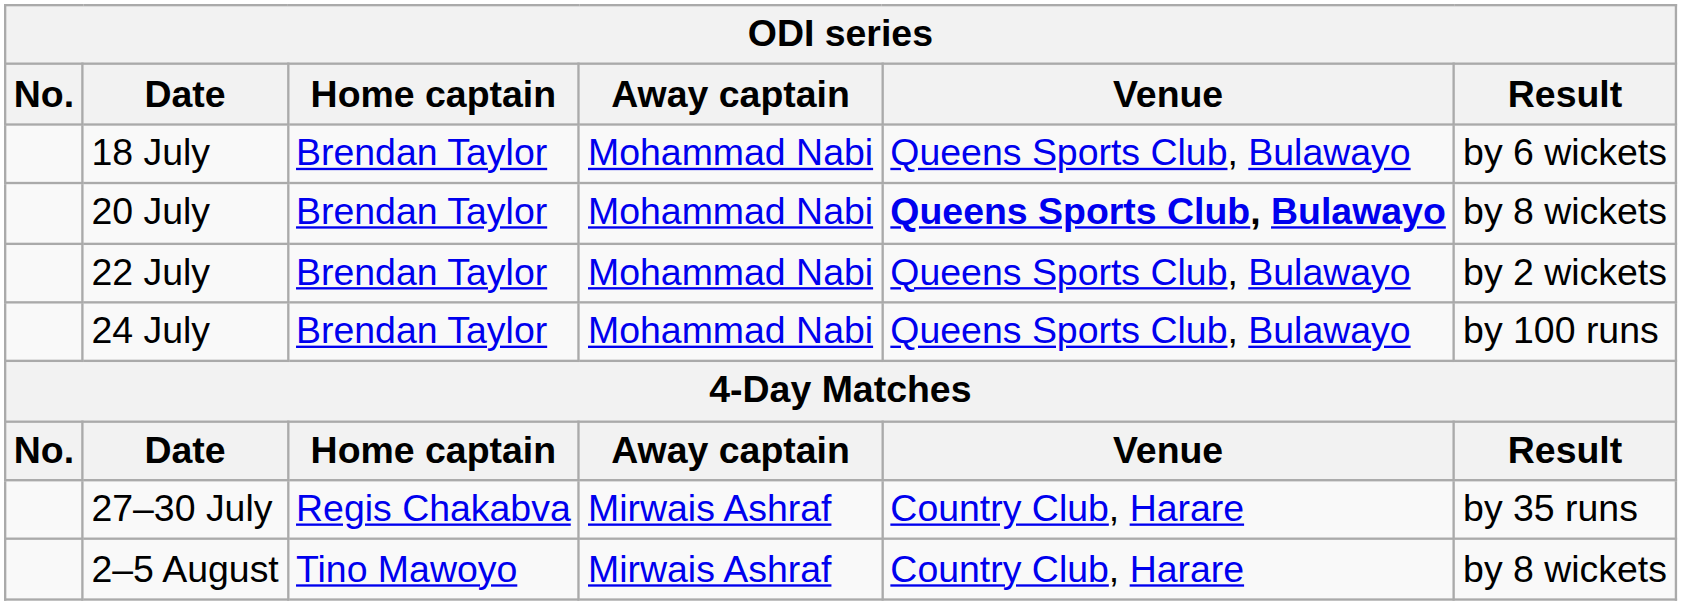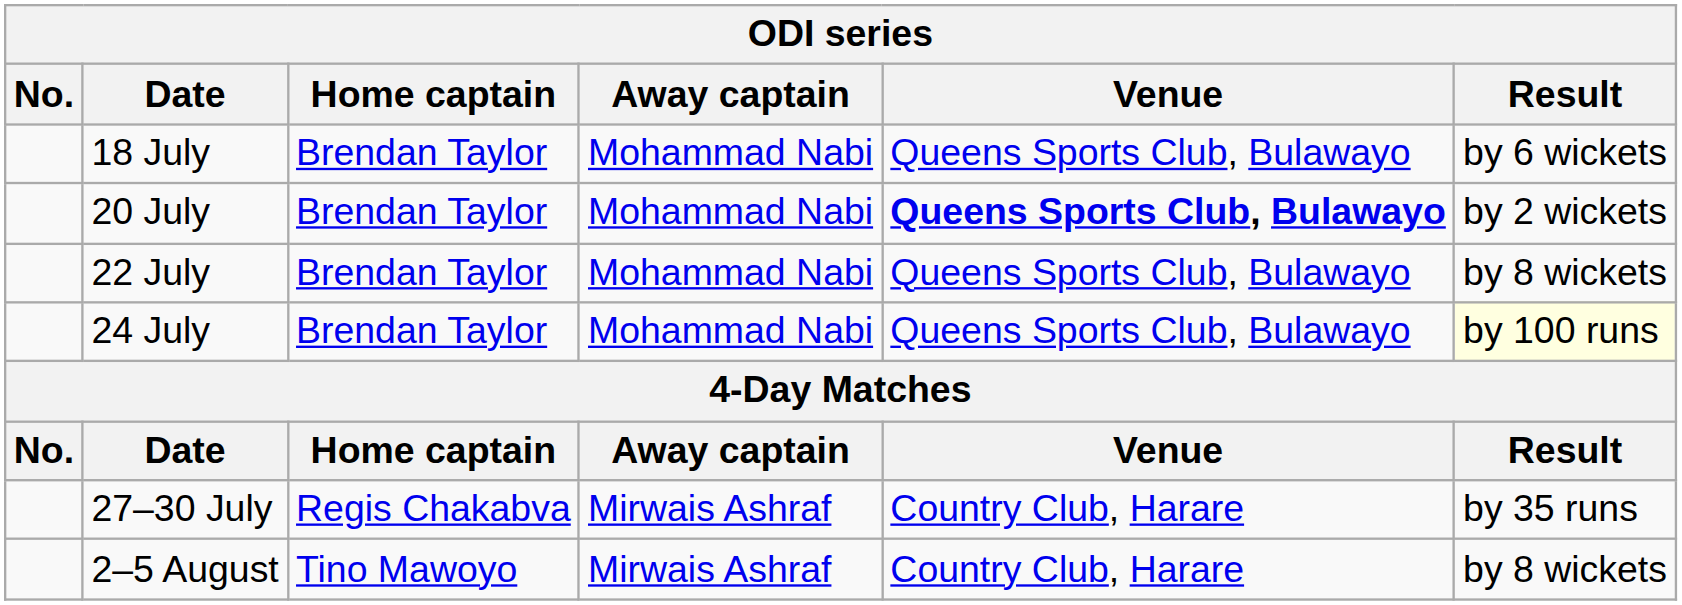(1565, 212) by 8 wickets -> (1565, 212) by 2 wickets
(1565, 271) by 2 wickets -> (1565, 271) by 8 wickets
(1561, 331) no background -> (1561, 331) lightyellow background
